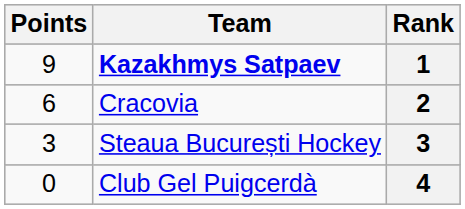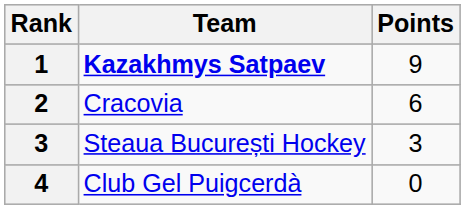columns swapped: (423, 24) <-> (49, 24)
